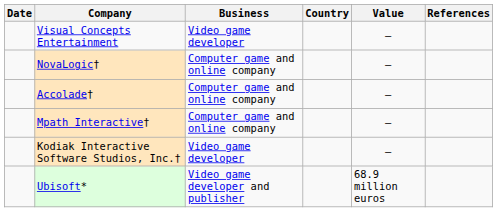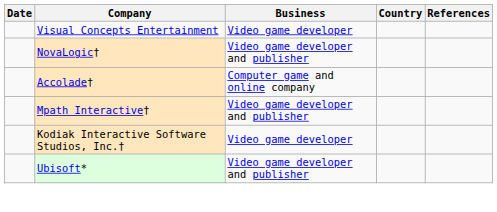- column: (388, 13)
(241, 65) Computer game and online company -> (290, 53) Video game developer and publisher
(241, 123) Computer game and online company -> (290, 111) Video game developer and publisher
